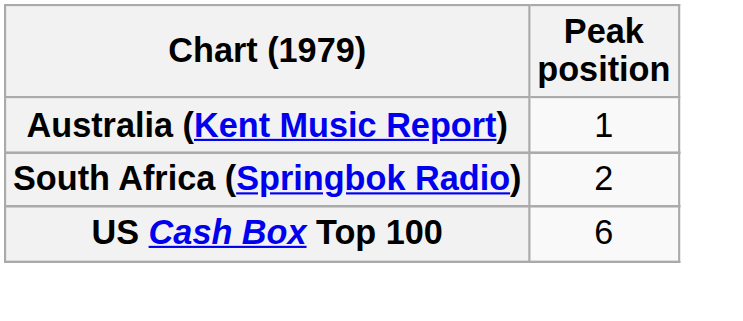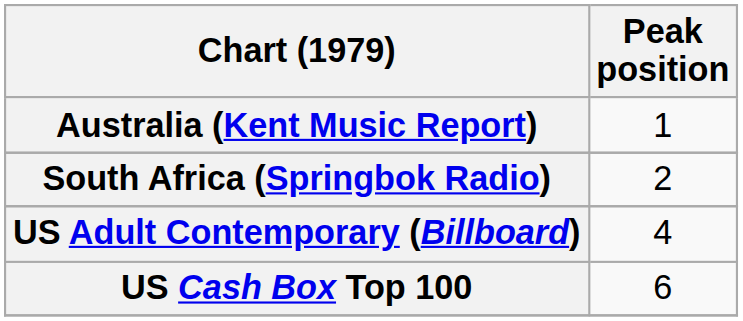+ row: (297, 233)
